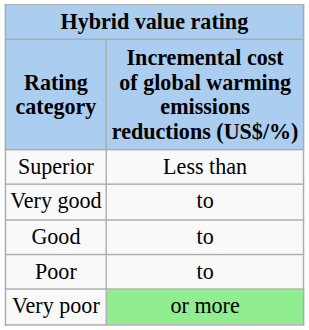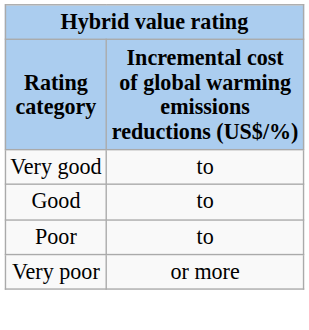- row: (56, 166)
(205, 306) lightgreen background -> (205, 271) no background
